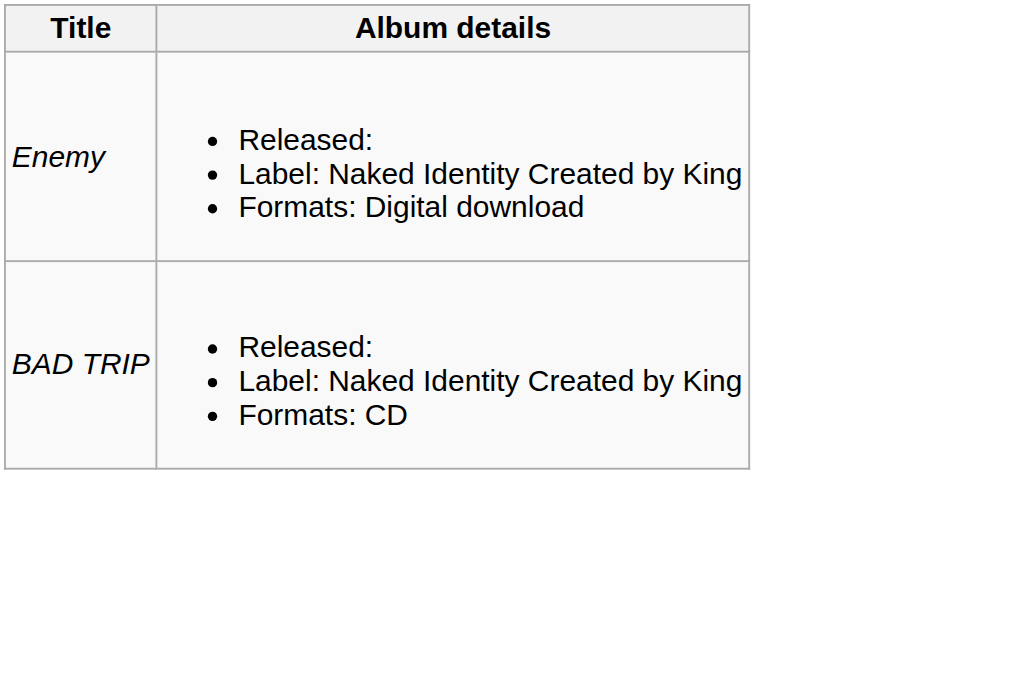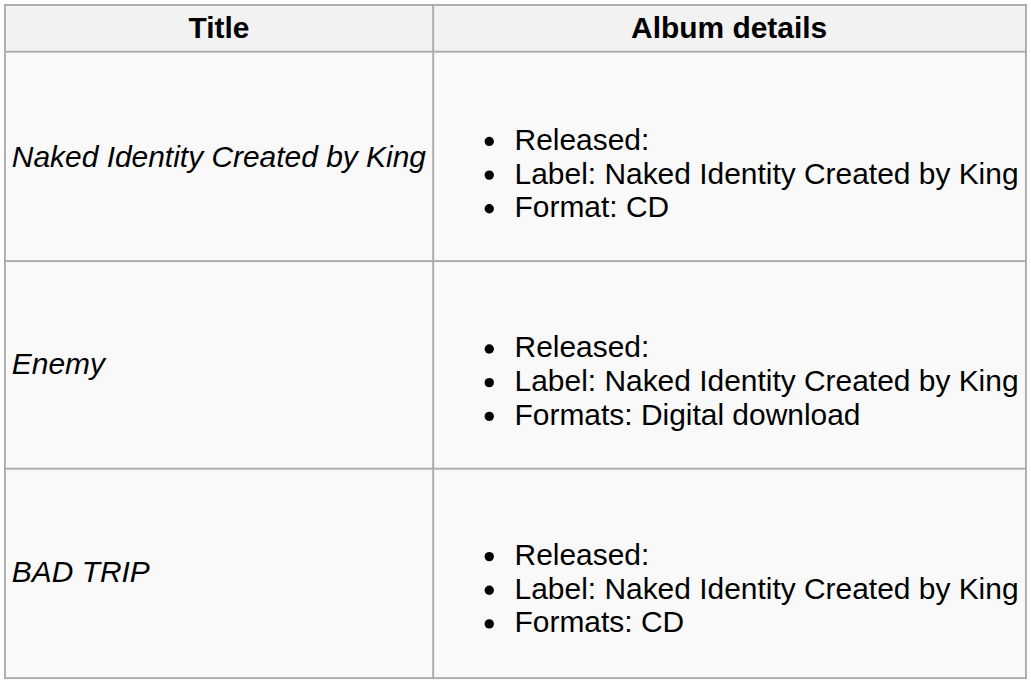+ row: (219, 156)
